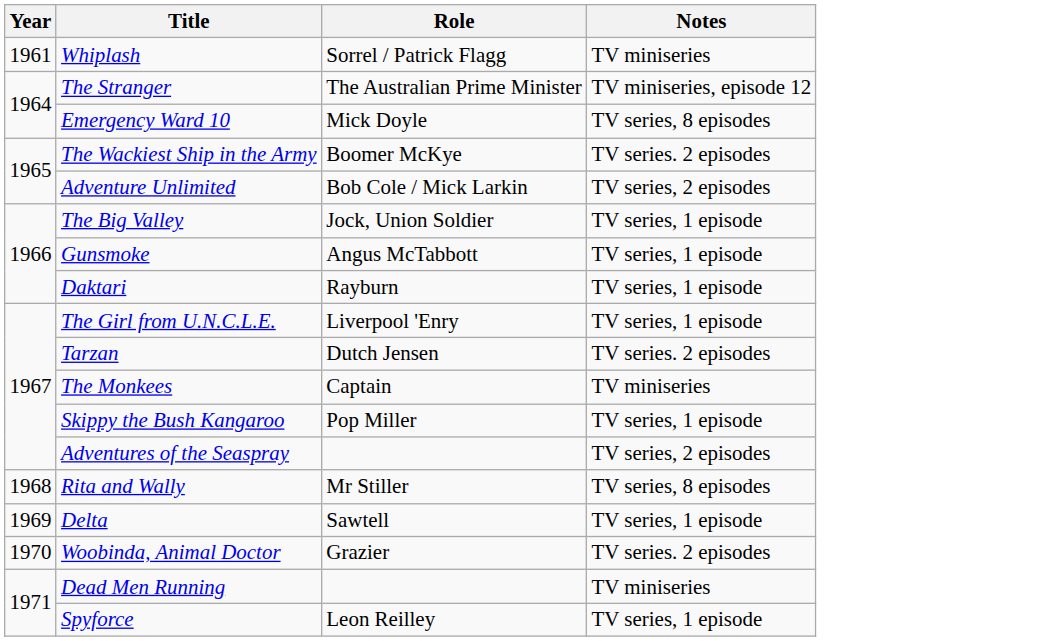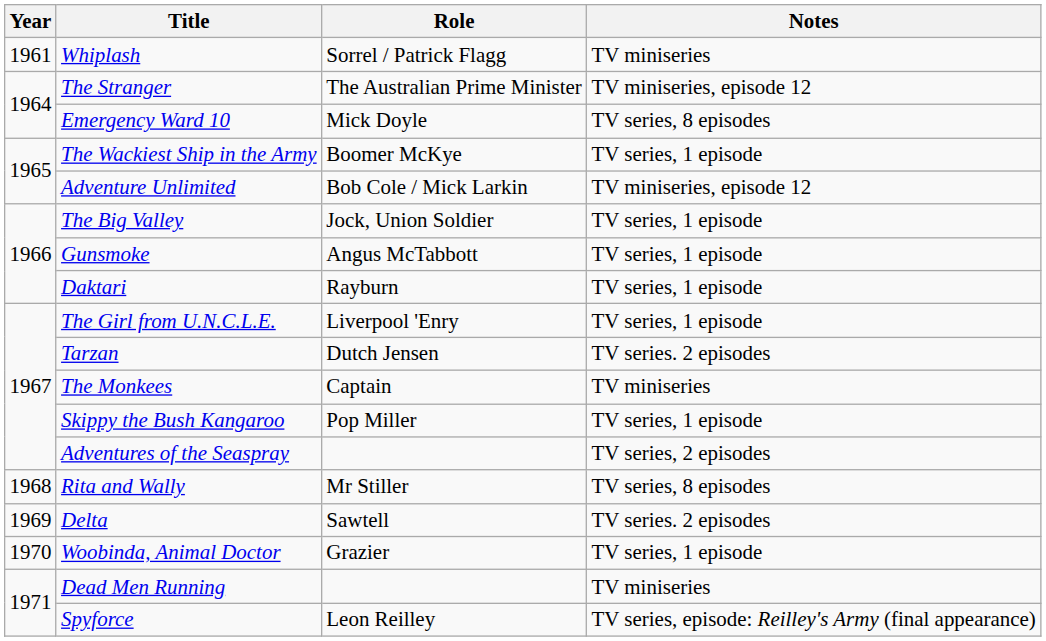(681, 154) TV series. 2 episodes -> (677, 154) TV series, 1 episode
(681, 187) TV series, 2 episodes -> (701, 187) TV miniseries, episode 12
(677, 519) TV series, 1 episode -> (681, 519) TV series. 2 episodes
(681, 552) TV series. 2 episodes -> (677, 552) TV series, 1 episode
(677, 619) TV series, 1 episode -> (814, 619) TV series, episode: Reilley's Army (final appearance)
